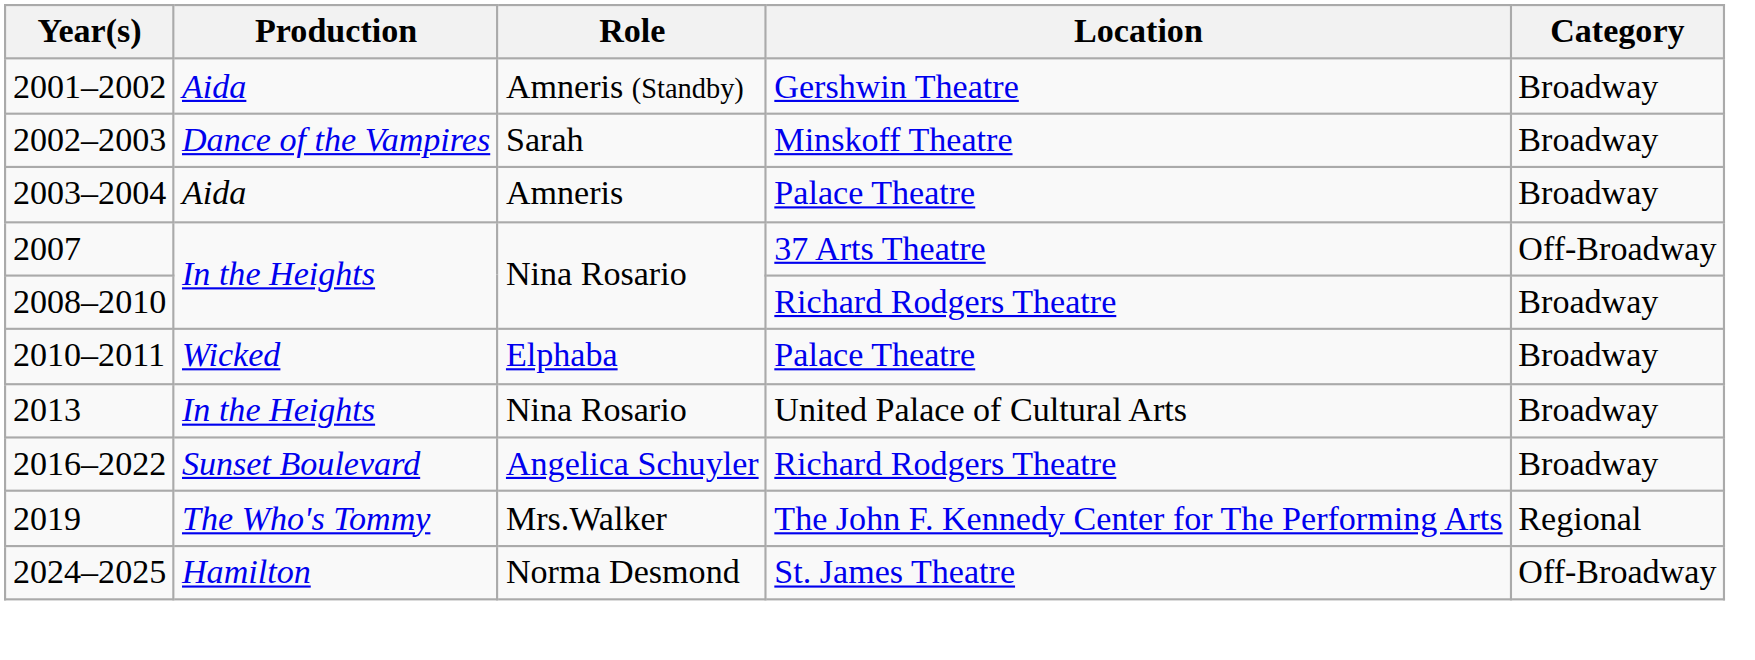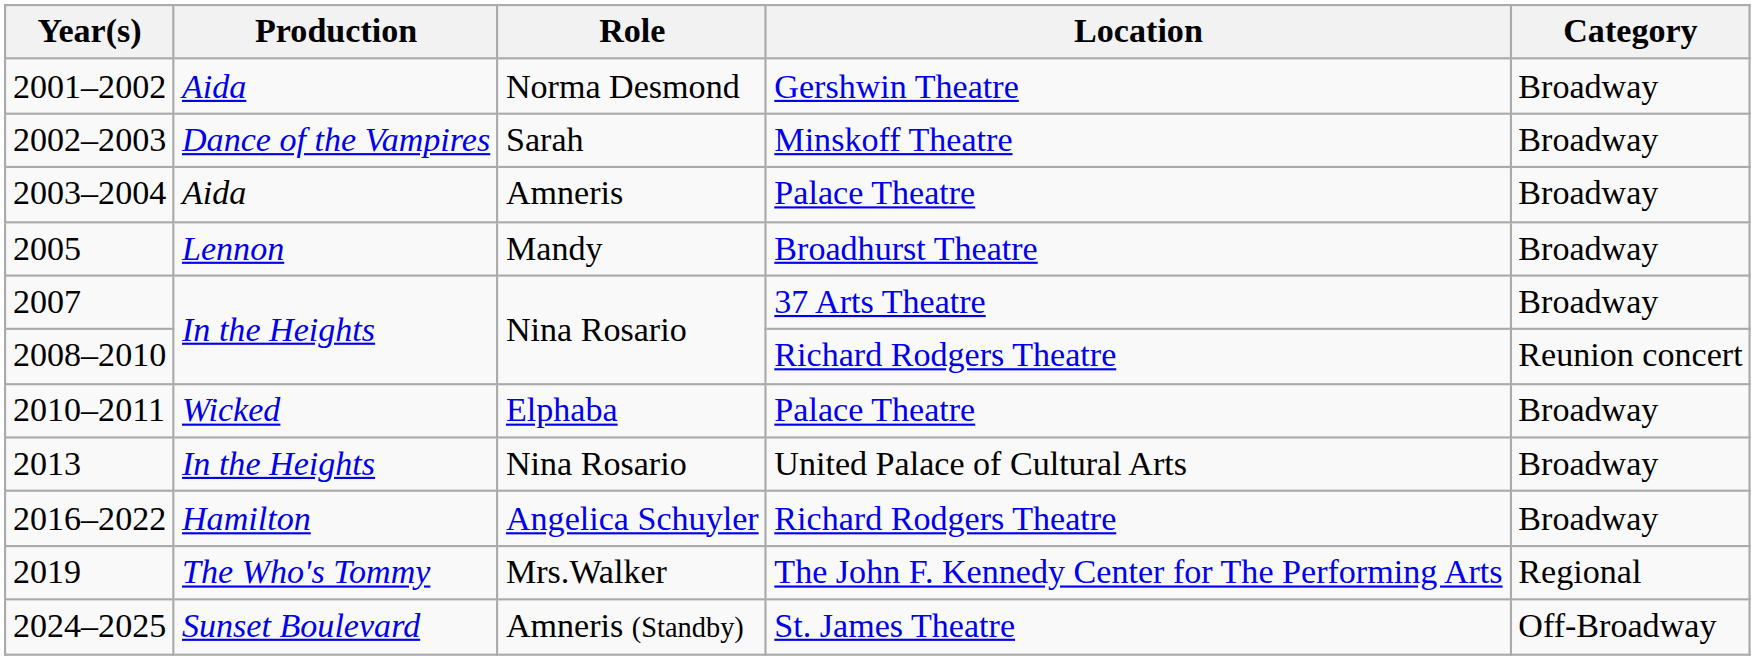(625, 85) Amneris (Standby) -> (623, 85) Norma Desmond
+ row: (47, 247)
(1617, 247) Off-Broadway -> (1588, 301) Broadway
(1588, 301) Broadway -> (1630, 355) Reunion concert
(301, 463) Sunset Boulevard -> (246, 517) Hamilton
(246, 572) Hamilton -> (301, 626) Sunset Boulevard
(623, 572) Norma Desmond -> (625, 626) Amneris (Standby)
